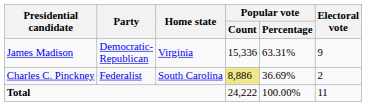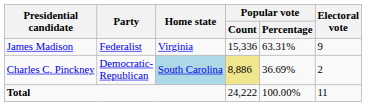(126, 53) Democratic- Republican -> (121, 47) Federalist
(121, 76) Federalist -> (126, 70) Democratic- Republican
(190, 76) no background -> (190, 70) lightblue background
